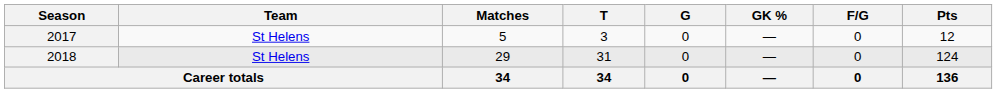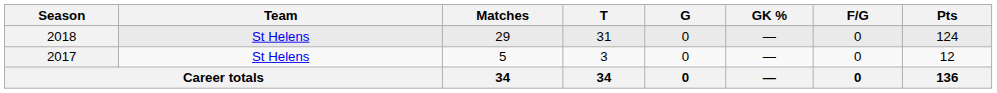rows swapped: (62, 36) <-> (62, 57)
